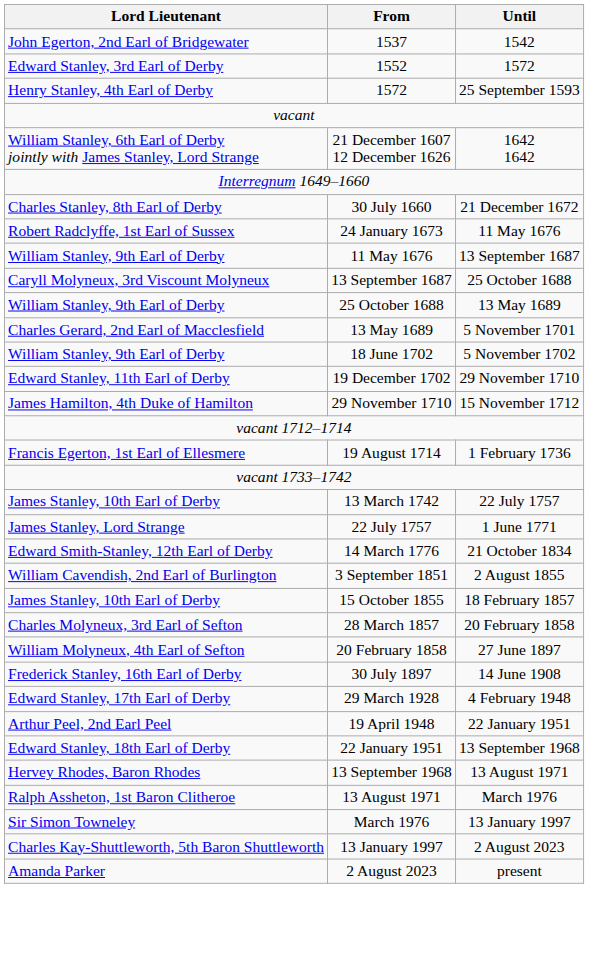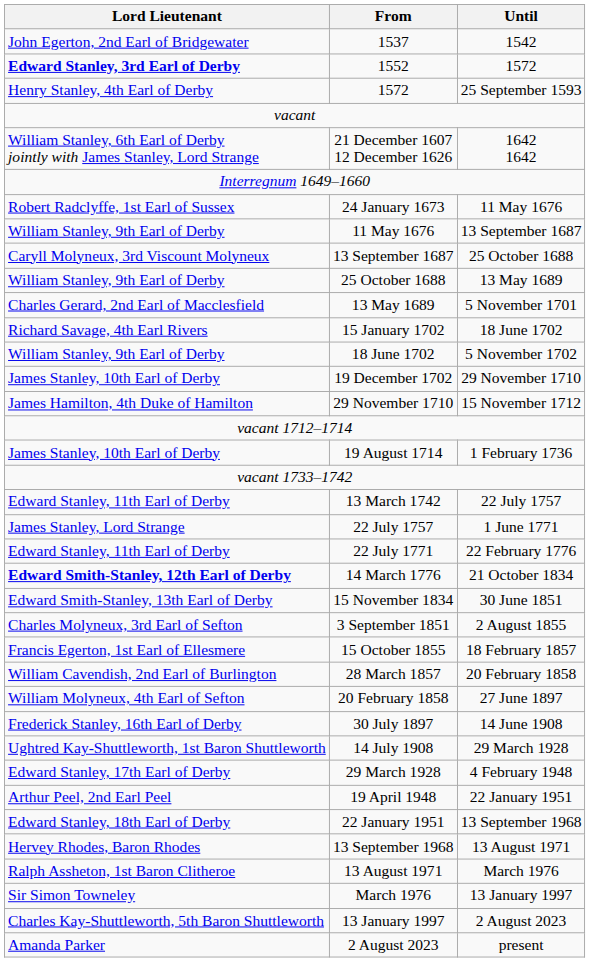(116, 66) normal -> (124, 66) bold
- row: (392, 206)
+ row: (393, 329)
(119, 378) Edward Stanley, 11th Earl of Derby -> (114, 378) James Stanley, 10th Earl of Derby
(127, 452) Francis Egerton, 1st Earl of Ellesmere -> (114, 452) James Stanley, 10th Earl of Derby
(114, 501) James Stanley, 10th Earl of Derby -> (119, 501) Edward Stanley, 11th Earl of Derby
+ row: (393, 551)
(140, 551) normal -> (149, 575) bold
+ row: (393, 600)
(142, 575) William Cavendish, 2nd Earl of Burlington -> (125, 624) Charles Molyneux, 3rd Earl of Sefton
(114, 600) James Stanley, 10th Earl of Derby -> (127, 649) Francis Egerton, 1st Earl of Ellesmere
(125, 624) Charles Molyneux, 3rd Earl of Sefton -> (142, 674) William Cavendish, 2nd Earl of Burlington
+ row: (393, 748)
